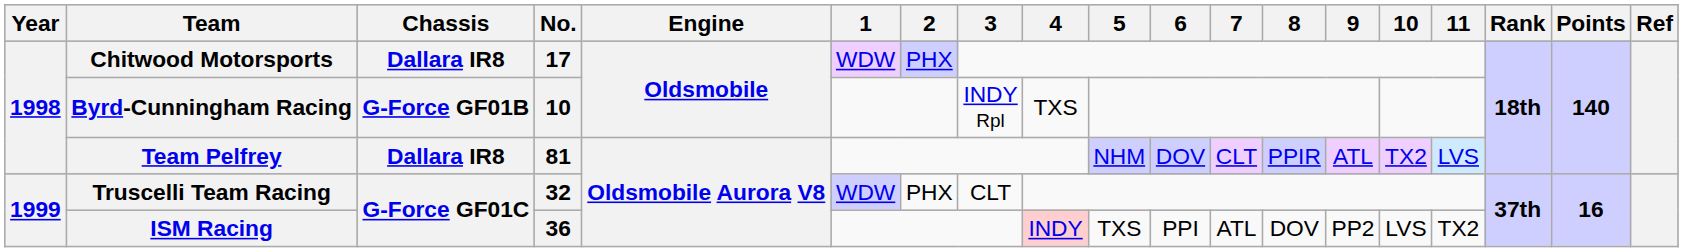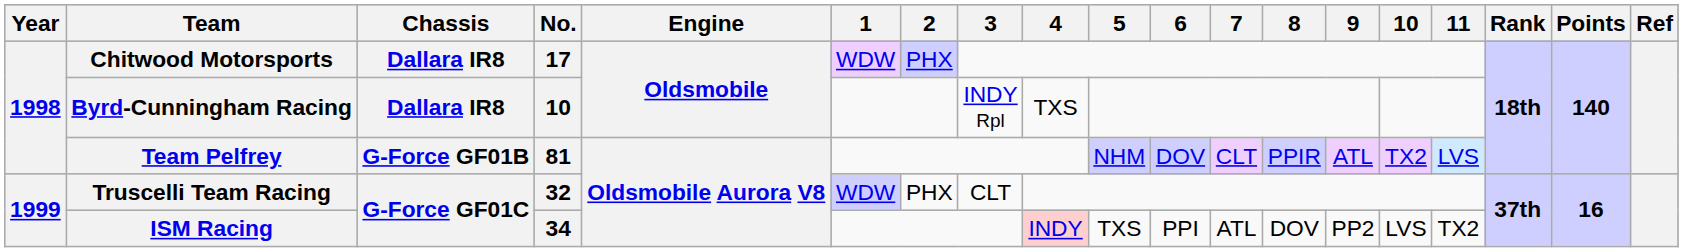(446, 108) G-Force GF01B -> (446, 108) Dallara IR8
(446, 156) Dallara IR8 -> (446, 156) G-Force GF01B
(558, 228) 36 -> (558, 228) 34
